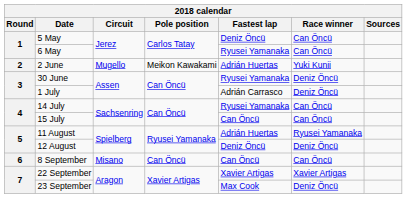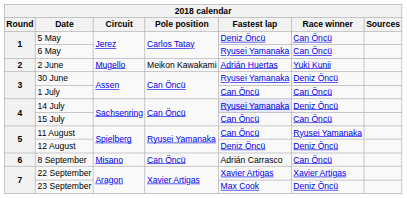(252, 92) Adrián Carrasco -> (240, 92) Can Öncü
(316, 92) Deniz Öncü -> (313, 92) Can Öncü
(255, 105) no background -> (255, 105) lavender background
(313, 105) Can Öncü -> (316, 105) Deniz Öncü
(249, 132) Adrián Huertas -> (240, 132) Can Öncü
(240, 159) Can Öncü -> (252, 159) Adrián Carrasco
